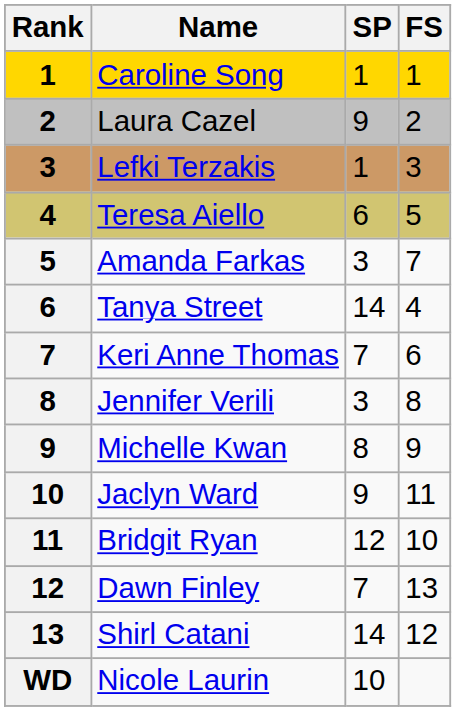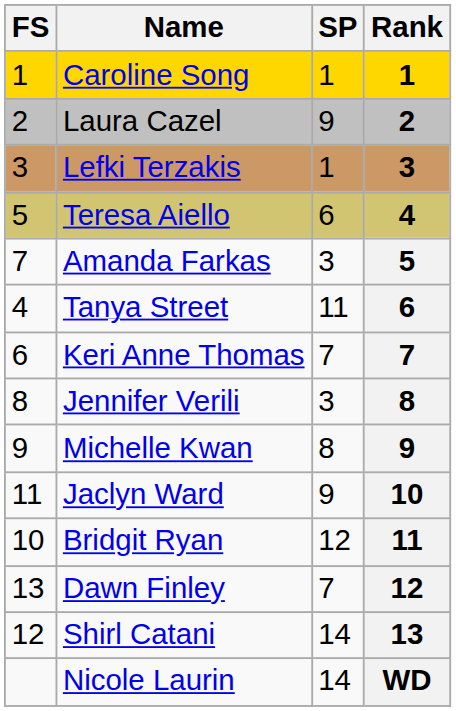columns swapped: (48, 27) <-> (424, 27)
(369, 307) 14 -> (333, 307) 11
(369, 681) 10 -> (335, 681) 14
